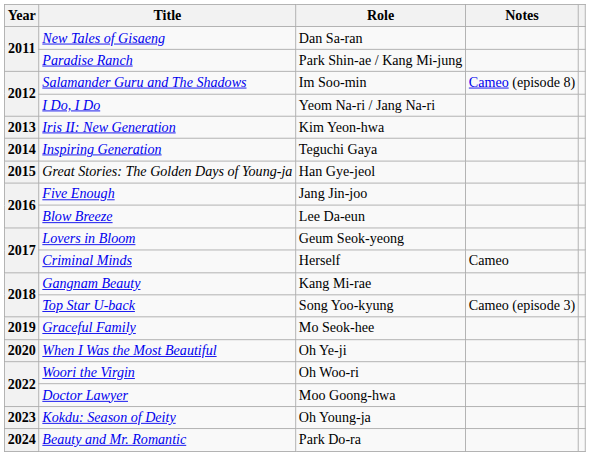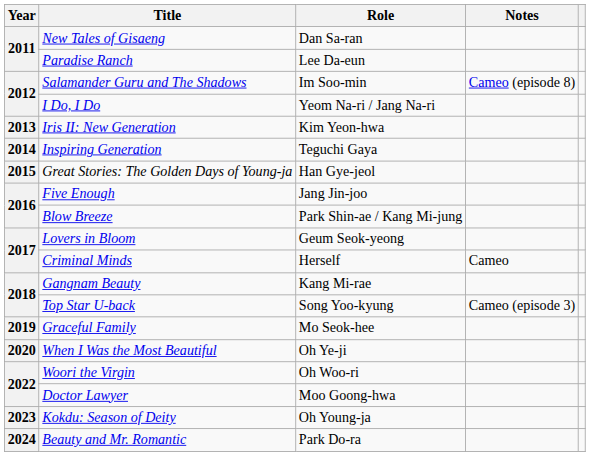(381, 60) Park Shin-ae / Kang Mi-jung -> (332, 60) Lee Da-eun
(332, 216) Lee Da-eun -> (381, 216) Park Shin-ae / Kang Mi-jung
